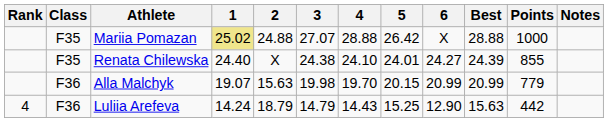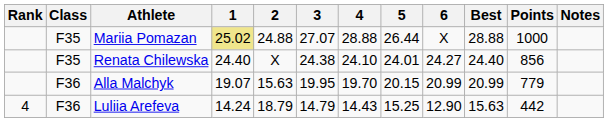(402, 38) 26.42 -> (402, 38) 26.44
(486, 60) 24.39 -> (486, 60) 24.40
(532, 60) 855 -> (532, 60) 856
(317, 83) 19.98 -> (317, 83) 19.95
